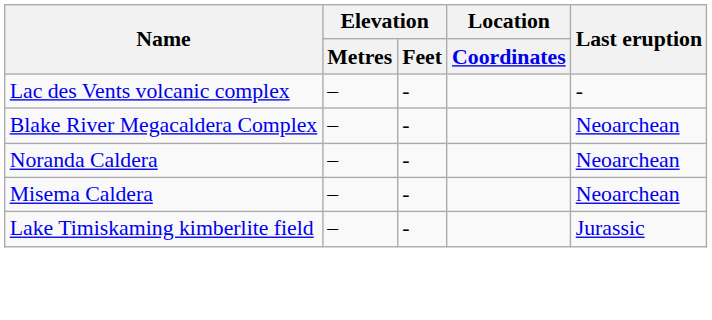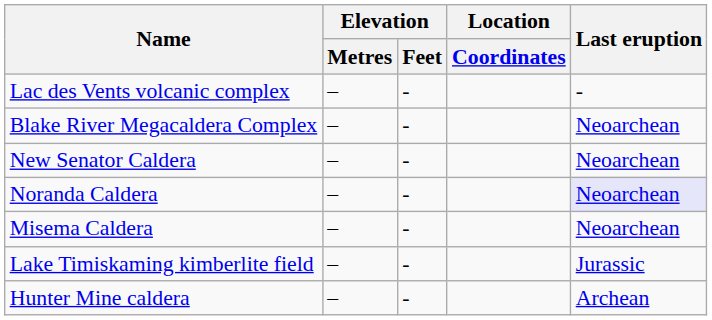+ row: (103, 159)
(628, 159) no background -> (628, 194) lavender background
+ row: (100, 297)
